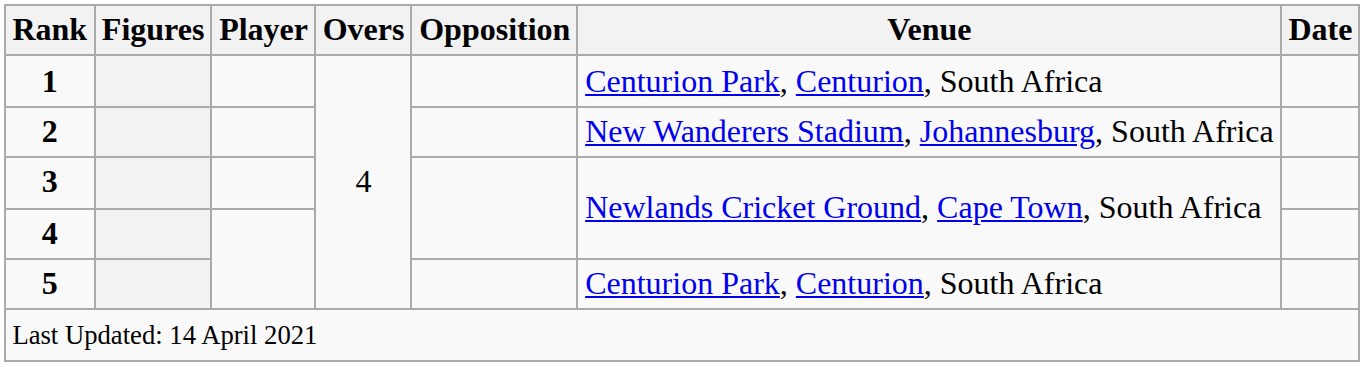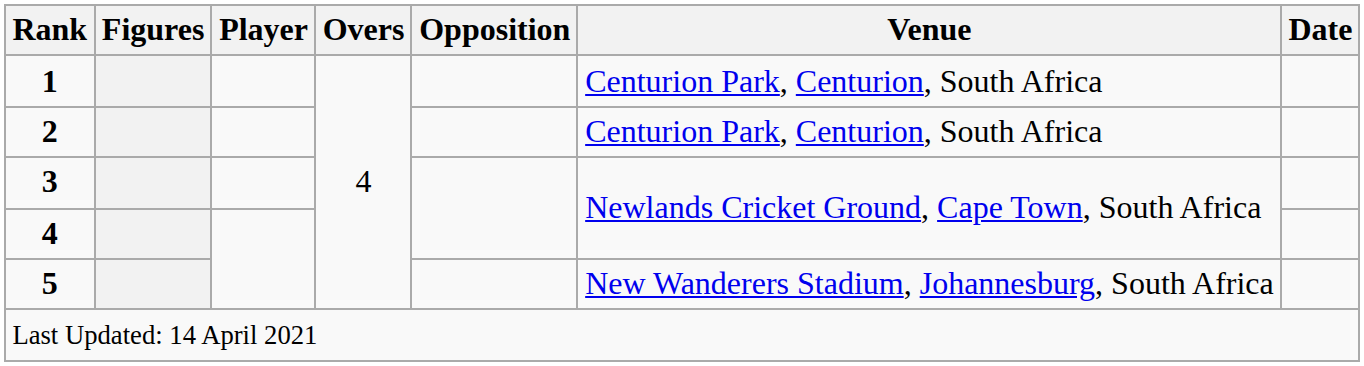(929, 131) New Wanderers Stadium, Johannesburg, South Africa -> (844, 131) Centurion Park, Centurion, South Africa
(844, 283) Centurion Park, Centurion, South Africa -> (929, 283) New Wanderers Stadium, Johannesburg, South Africa
